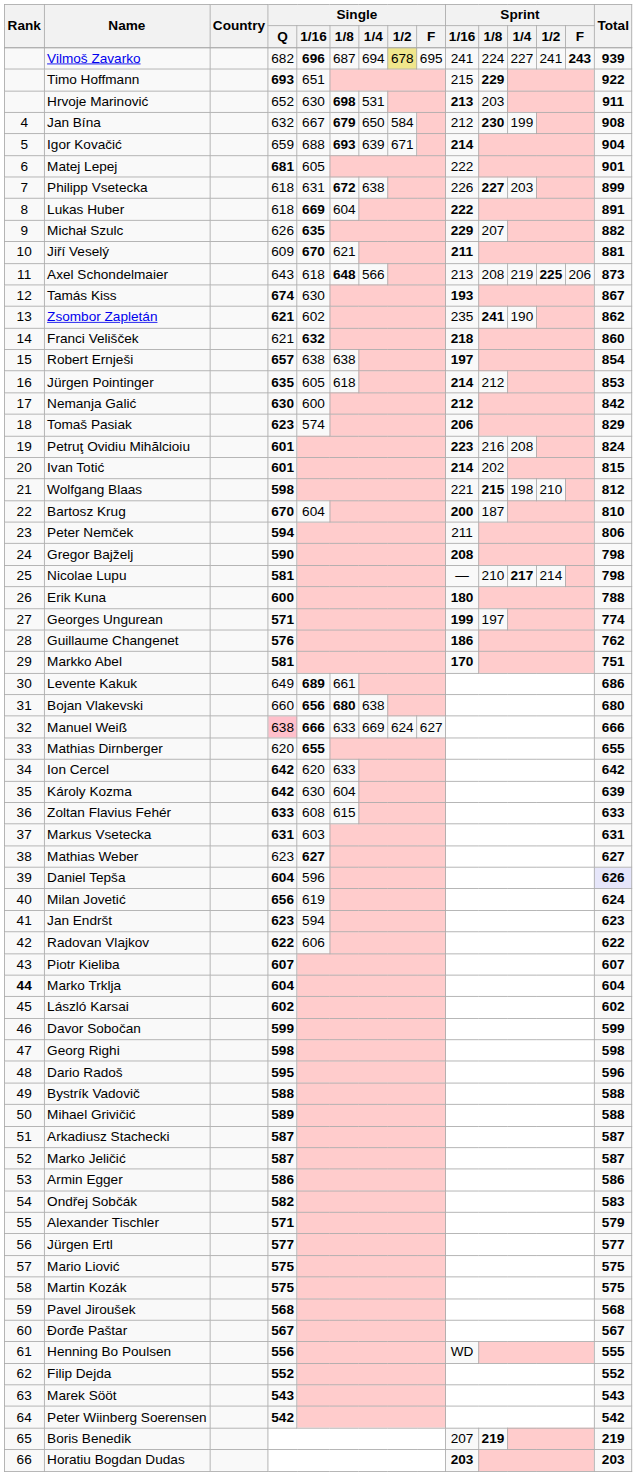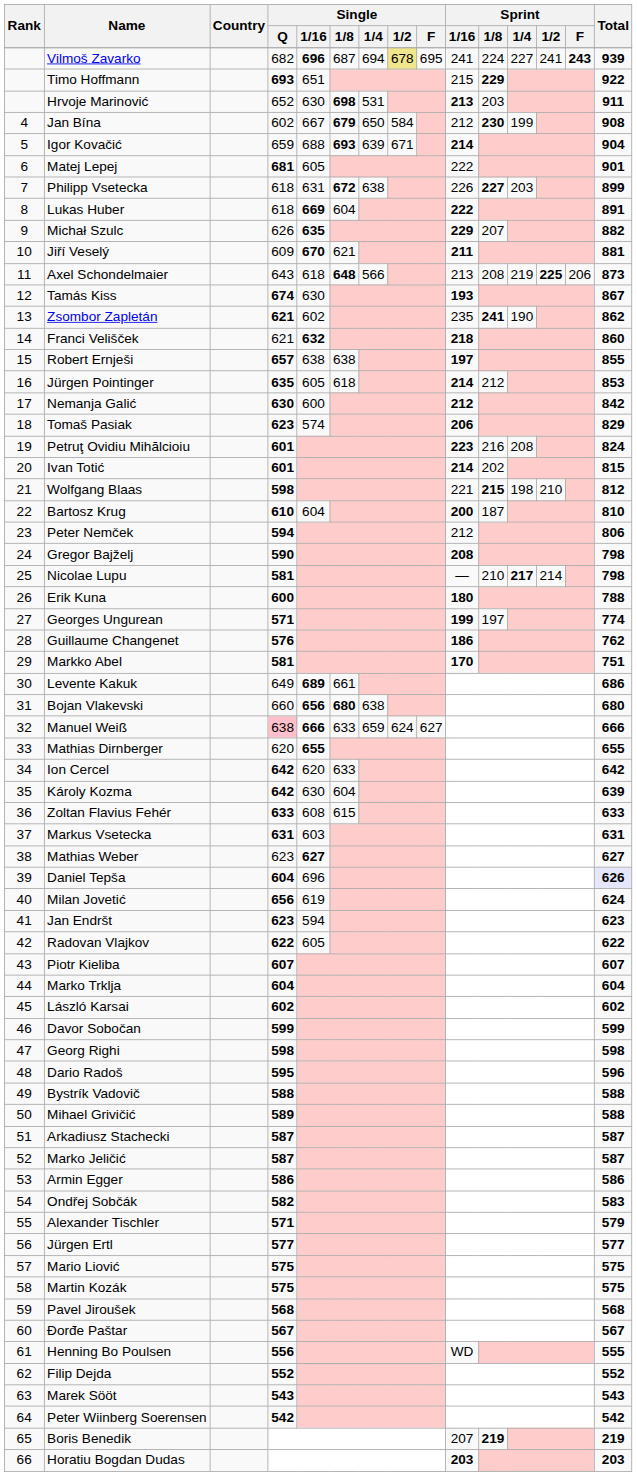(283, 123) 632 -> (283, 123) 602
(613, 360) 854 -> (613, 360) 855
(283, 511) 670 -> (283, 511) 610
(462, 532) 211 -> (462, 532) 212
(373, 727) 669 -> (373, 727) 659
(313, 878) 596 -> (313, 878) 696
(313, 942) 606 -> (313, 942) 605
(24, 985) bold -> (24, 985) normal
